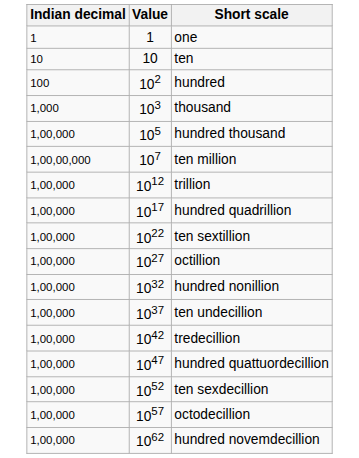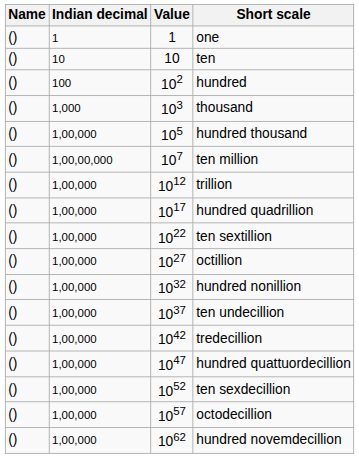+ column: (27, 15)
